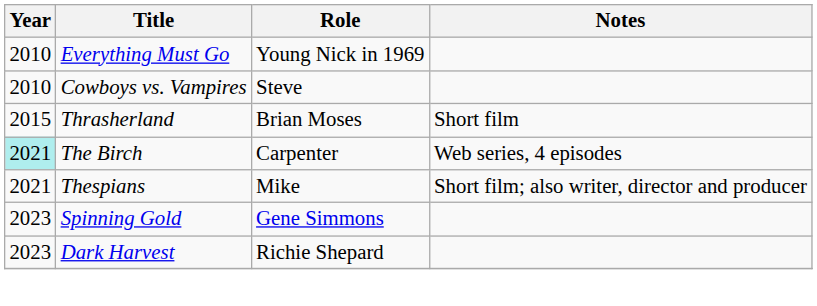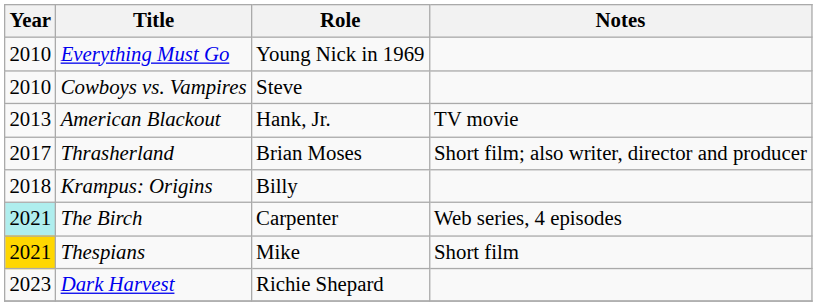+ row: (141, 119)
(30, 119) 2015 -> (30, 152) 2017
(476, 119) Short film -> (620, 152) Short film; also writer, director and producer
+ row: (137, 185)
(30, 185) no background -> (30, 251) gold background
(620, 185) Short film; also writer, director and producer -> (476, 251) Short film
- row: (121, 218)
